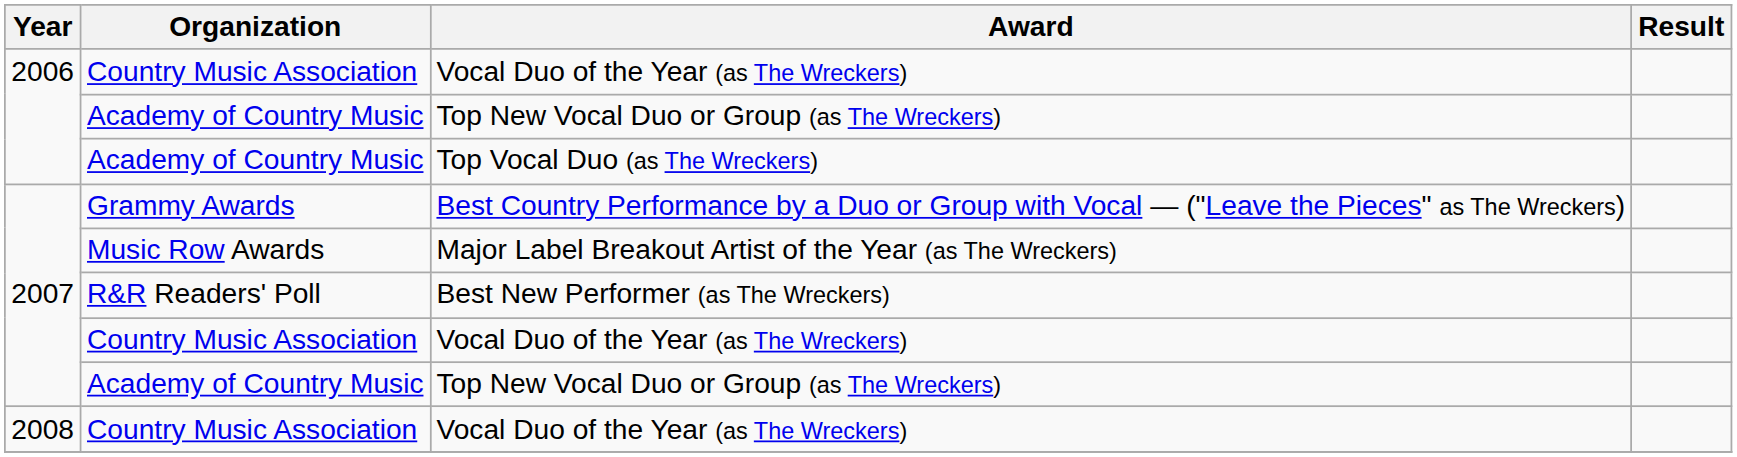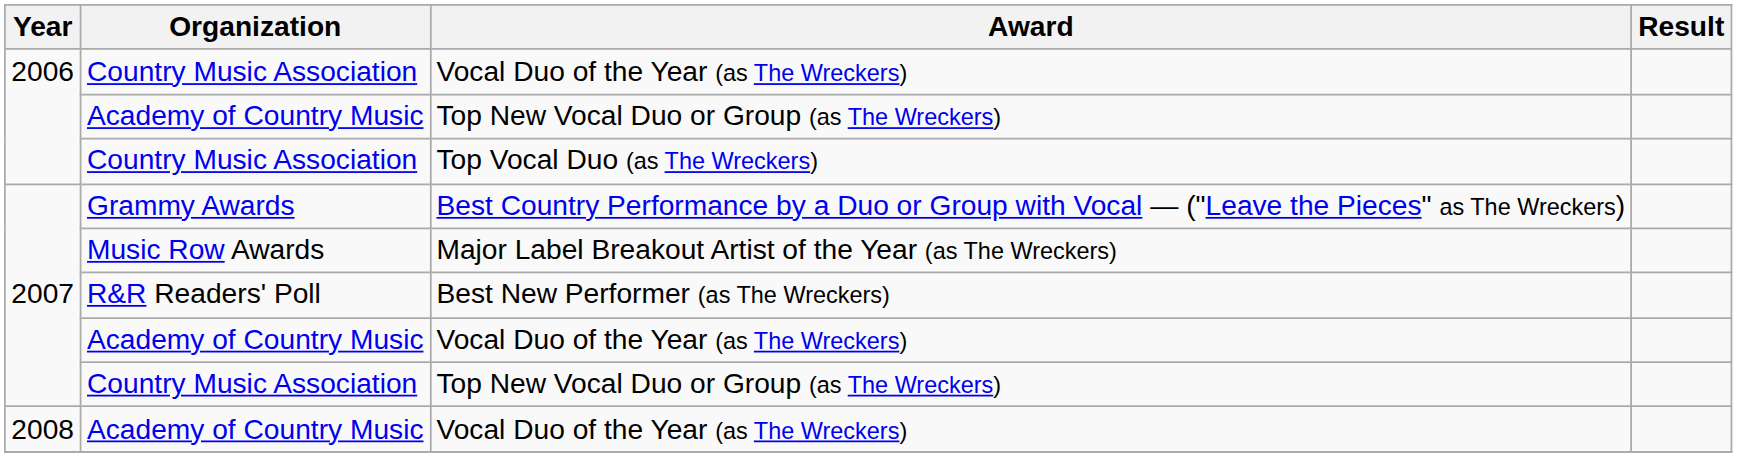(255, 160) Academy of Country Music -> (252, 160) Country Music Association
(252, 339) Country Music Association -> (255, 339) Academy of Country Music
(255, 384) Academy of Country Music -> (252, 384) Country Music Association
(252, 428) Country Music Association -> (255, 428) Academy of Country Music
